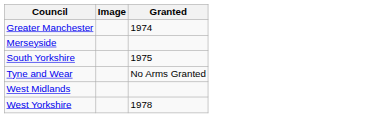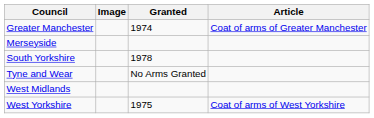+ column: (289, 12)
(141, 58) 1975 -> (141, 58) 1978
(141, 105) 1978 -> (141, 105) 1975
